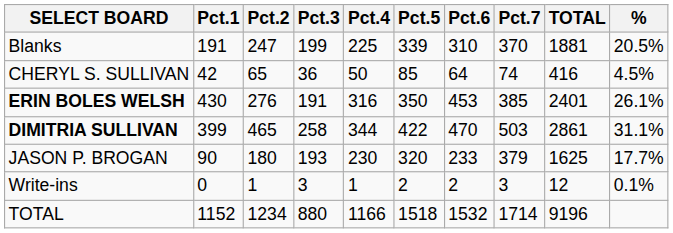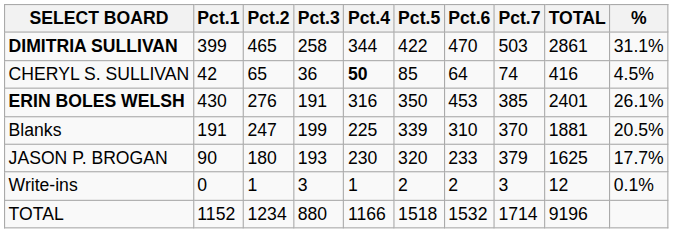rows swapped: (35, 46) <-> (93, 130)
(358, 74) normal -> (358, 74) bold
